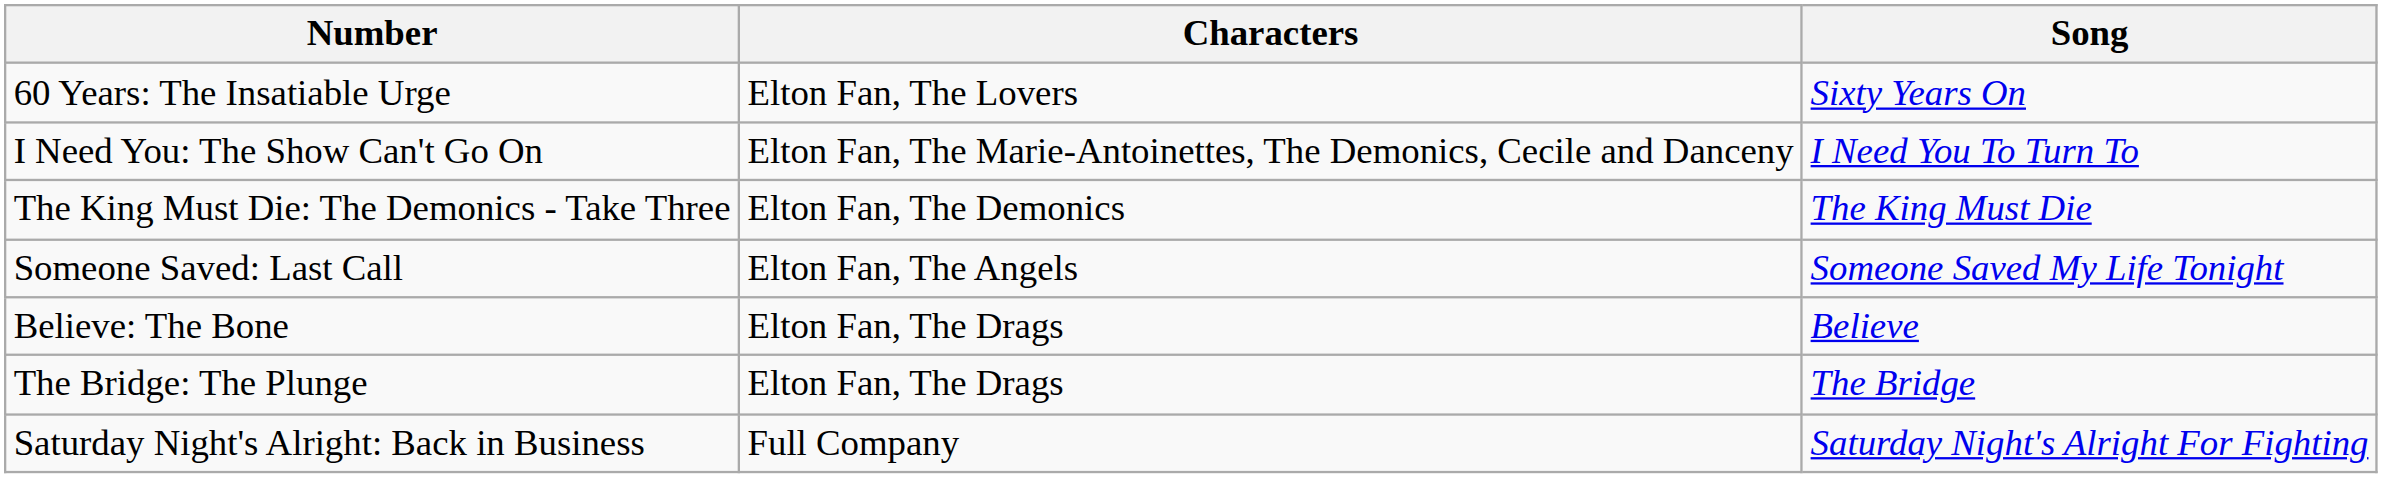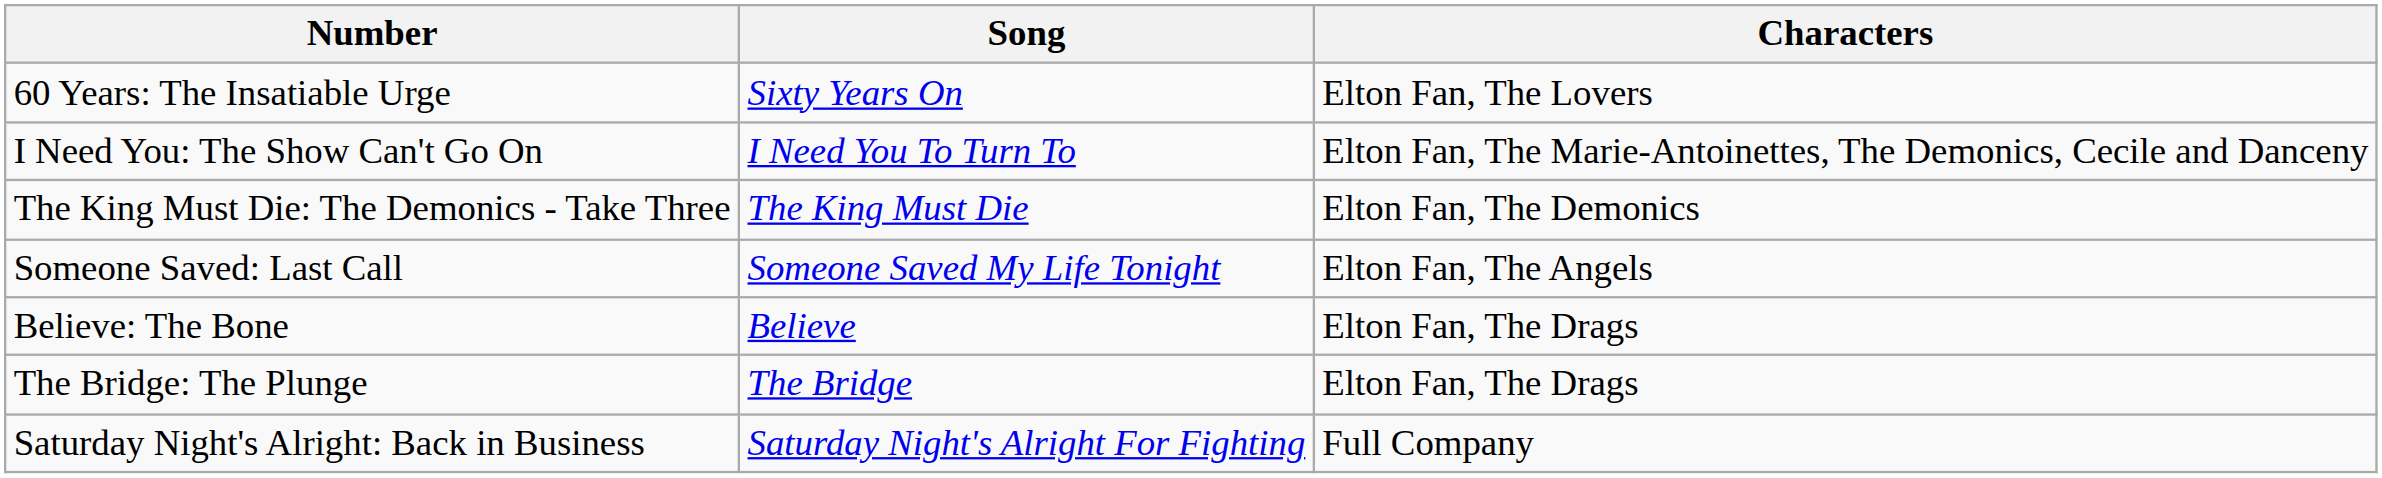columns swapped: (2090, 33) <-> (1271, 33)
